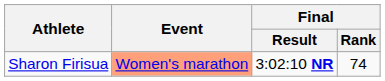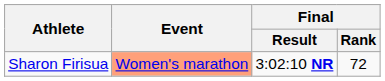(358, 64) 74 -> (358, 64) 72
